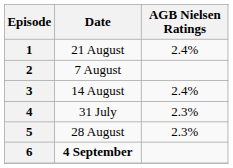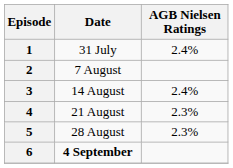(98, 49) 21 August -> (98, 49) 31 July
(98, 111) 31 July -> (98, 111) 21 August
